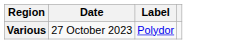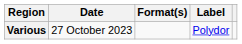+ column: (162, 13)
